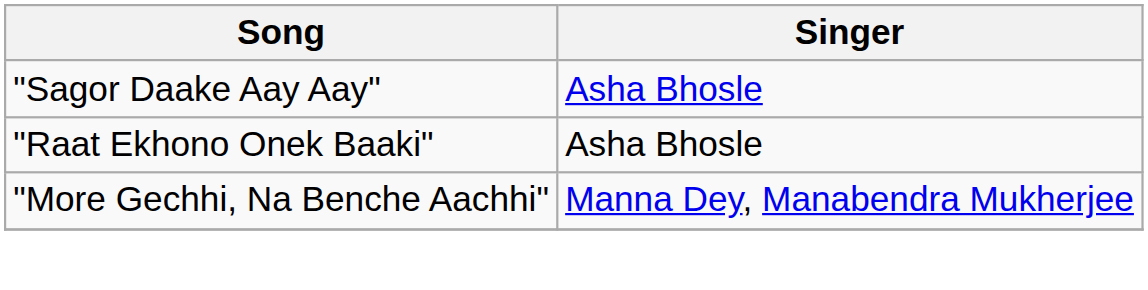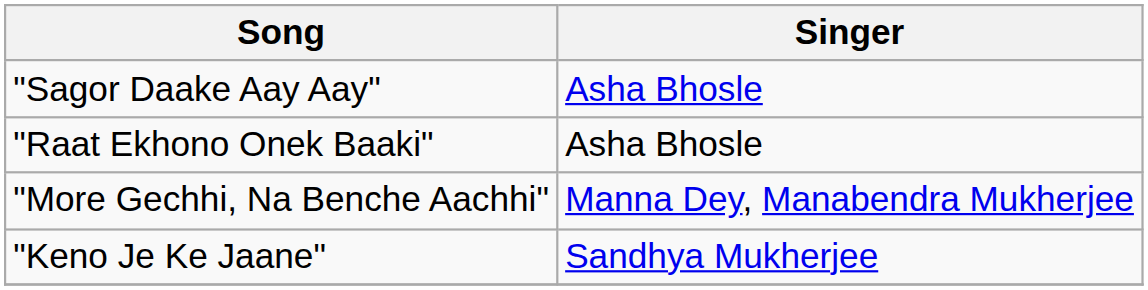+ row: (170, 255)
